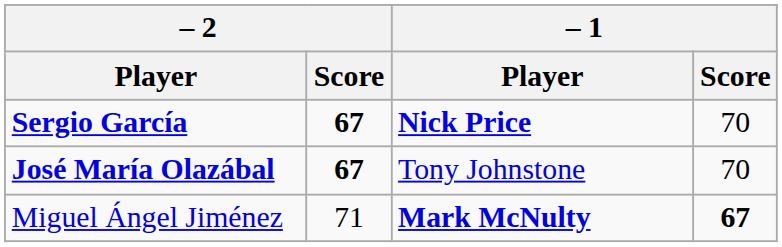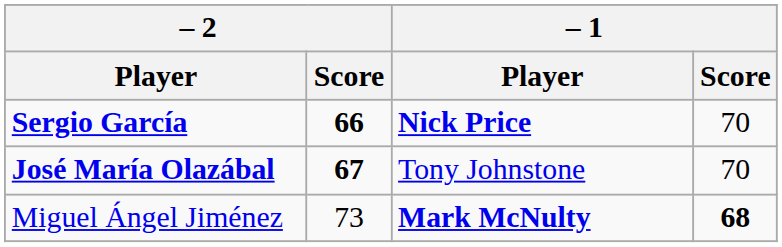(349, 122) 67 -> (349, 122) 66
(349, 216) 71 -> (349, 216) 73
(735, 216) 67 -> (735, 216) 68
